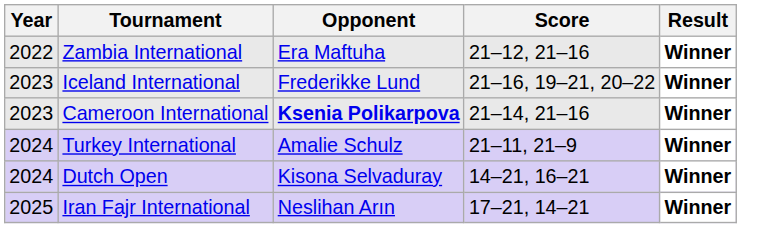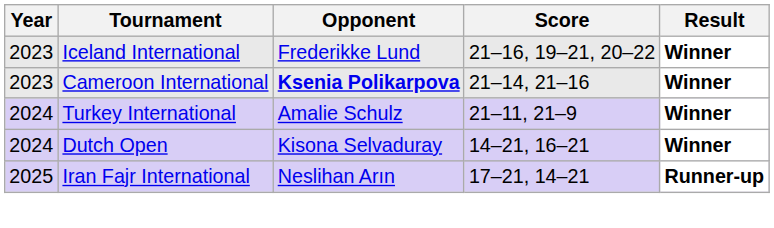- row: (152, 52)
(698, 208) Winner -> (714, 176) Runner-up
